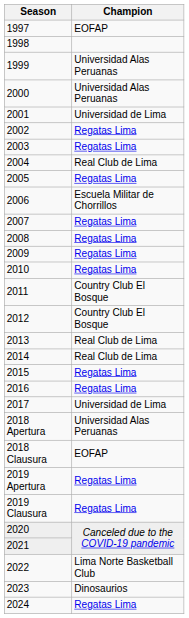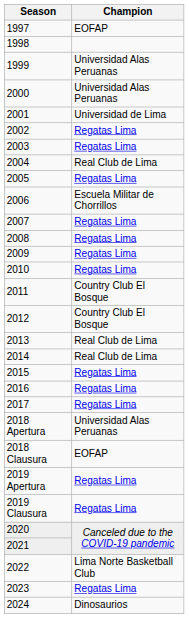(120, 404) Universidad de Lima -> (105, 404) Regatas Lima
(101, 589) Dinosaurios -> (105, 589) Regatas Lima
(105, 605) Regatas Lima -> (101, 605) Dinosaurios
